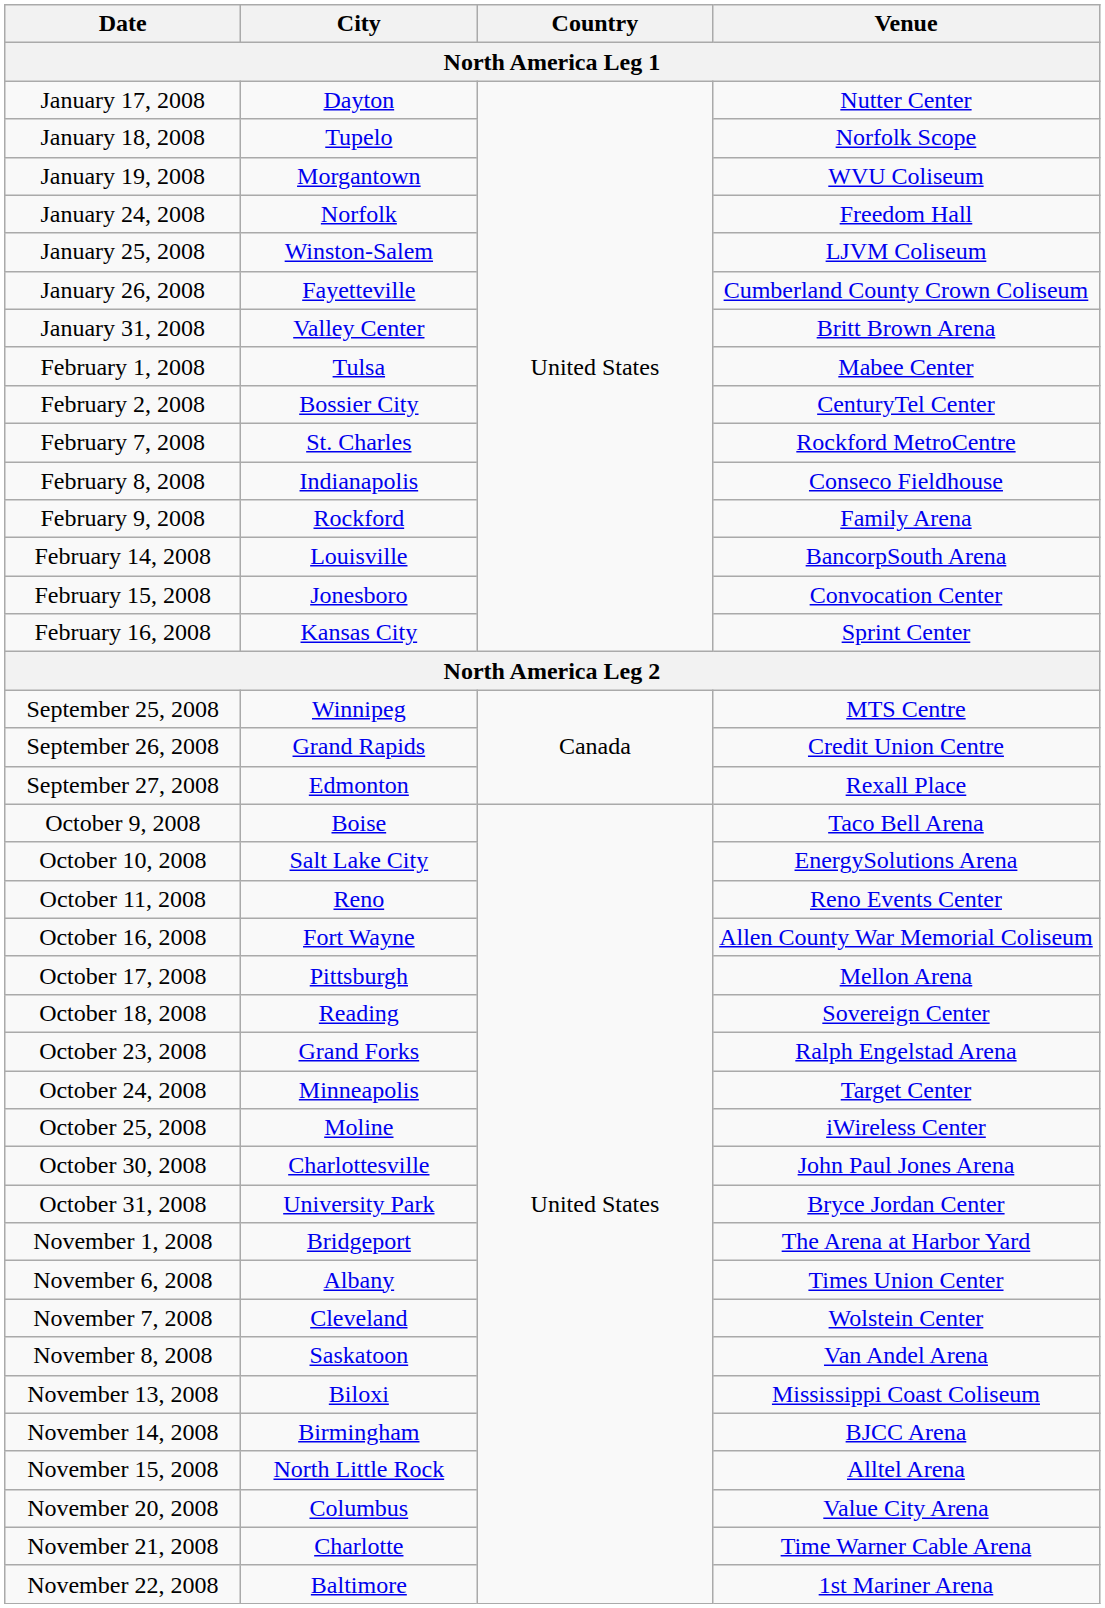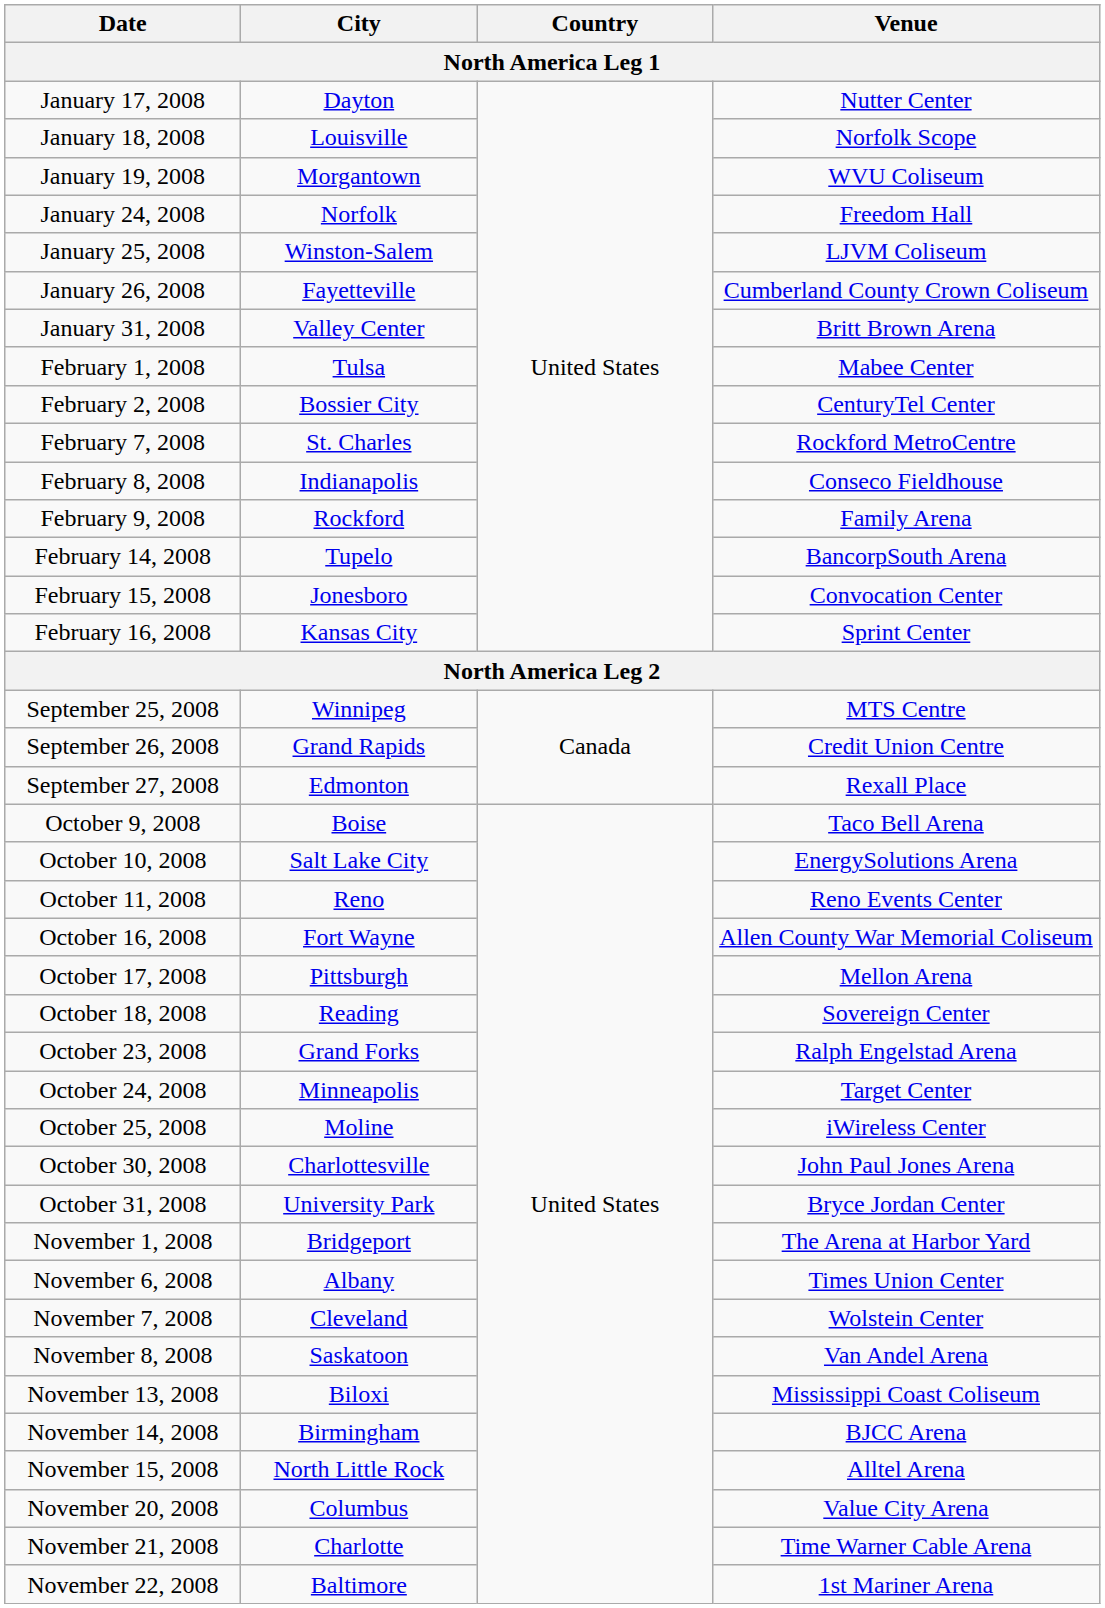(359, 137) Tupelo -> (359, 137) Louisville
(359, 556) Louisville -> (359, 556) Tupelo
